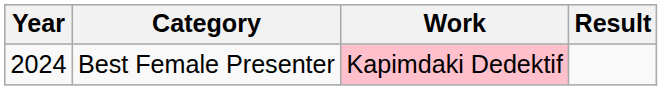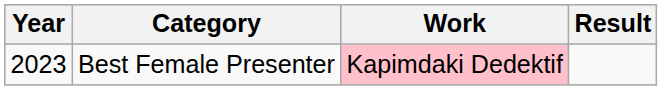(39, 64) 2024 -> (39, 64) 2023
